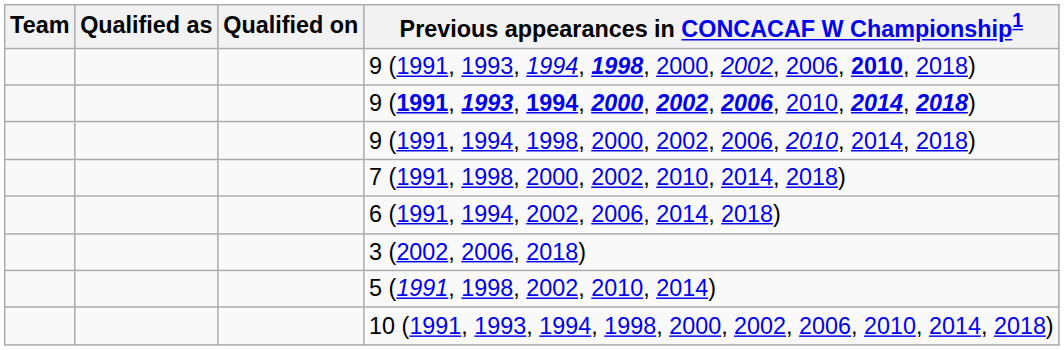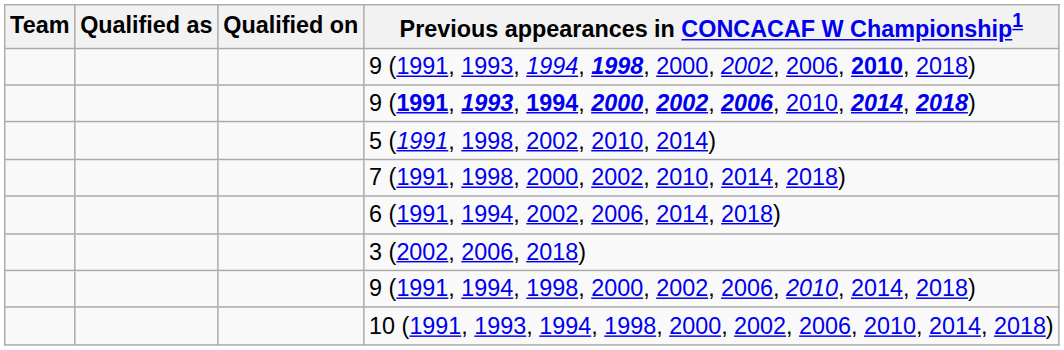rows swapped: (672, 140) <-> (543, 288)
